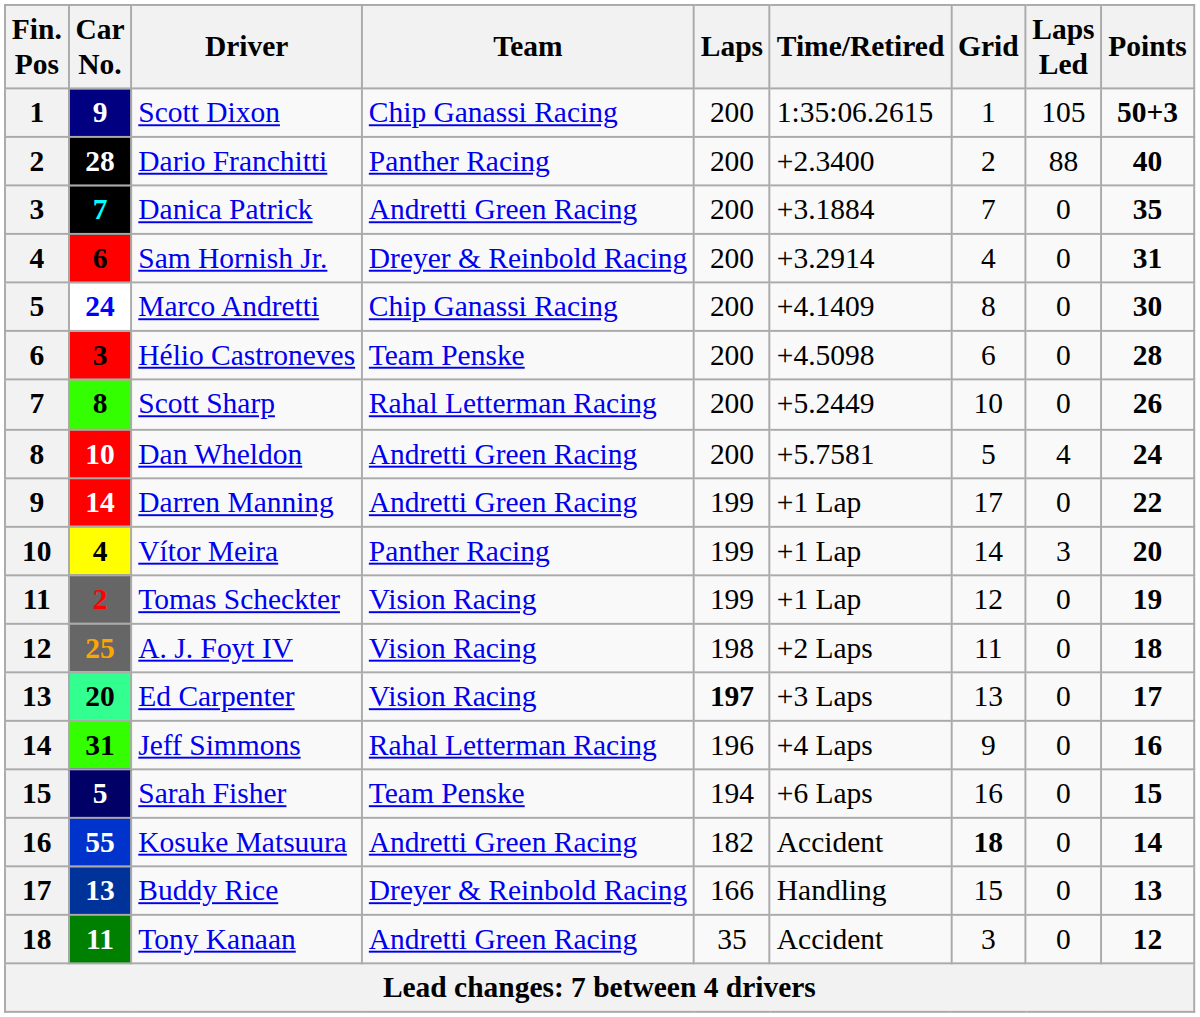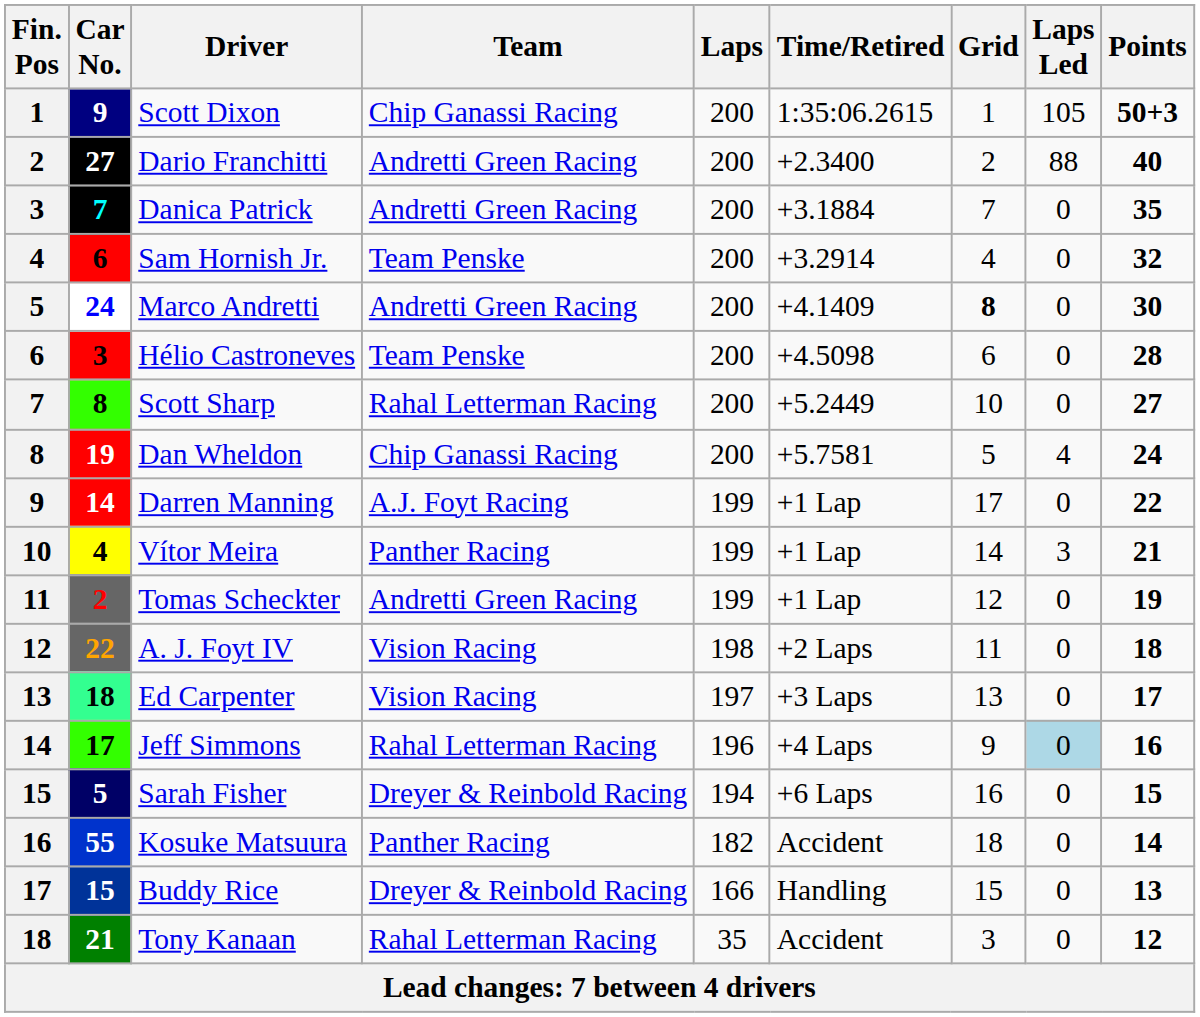(100, 161) 28 -> (100, 161) 27
(459, 161) Panther Racing -> (503, 161) Andretti Green Racing
(528, 258) Dreyer & Reinbold Racing -> (447, 258) Team Penske
(1148, 258) 31 -> (1148, 258) 32
(493, 307) Chip Ganassi Racing -> (503, 307) Andretti Green Racing
(988, 307) normal -> (988, 307) bold
(1148, 404) 26 -> (1148, 404) 27
(100, 452) 10 -> (100, 452) 19
(503, 452) Andretti Green Racing -> (493, 452) Chip Ganassi Racing
(503, 501) Andretti Green Racing -> (469, 501) A.J. Foyt Racing
(1148, 550) 20 -> (1148, 550) 21
(453, 598) Vision Racing -> (503, 598) Andretti Green Racing
(100, 647) 25 -> (100, 647) 22
(100, 695) 20 -> (100, 695) 18
(732, 695) bold -> (732, 695) normal
(100, 744) 31 -> (100, 744) 17
(1063, 744) no background -> (1063, 744) lightblue background
(447, 793) Team Penske -> (528, 793) Dreyer & Reinbold Racing
(503, 841) Andretti Green Racing -> (459, 841) Panther Racing
(988, 841) bold -> (988, 841) normal
(100, 890) 13 -> (100, 890) 15
(100, 939) 11 -> (100, 939) 21
(503, 939) Andretti Green Racing -> (513, 939) Rahal Letterman Racing
